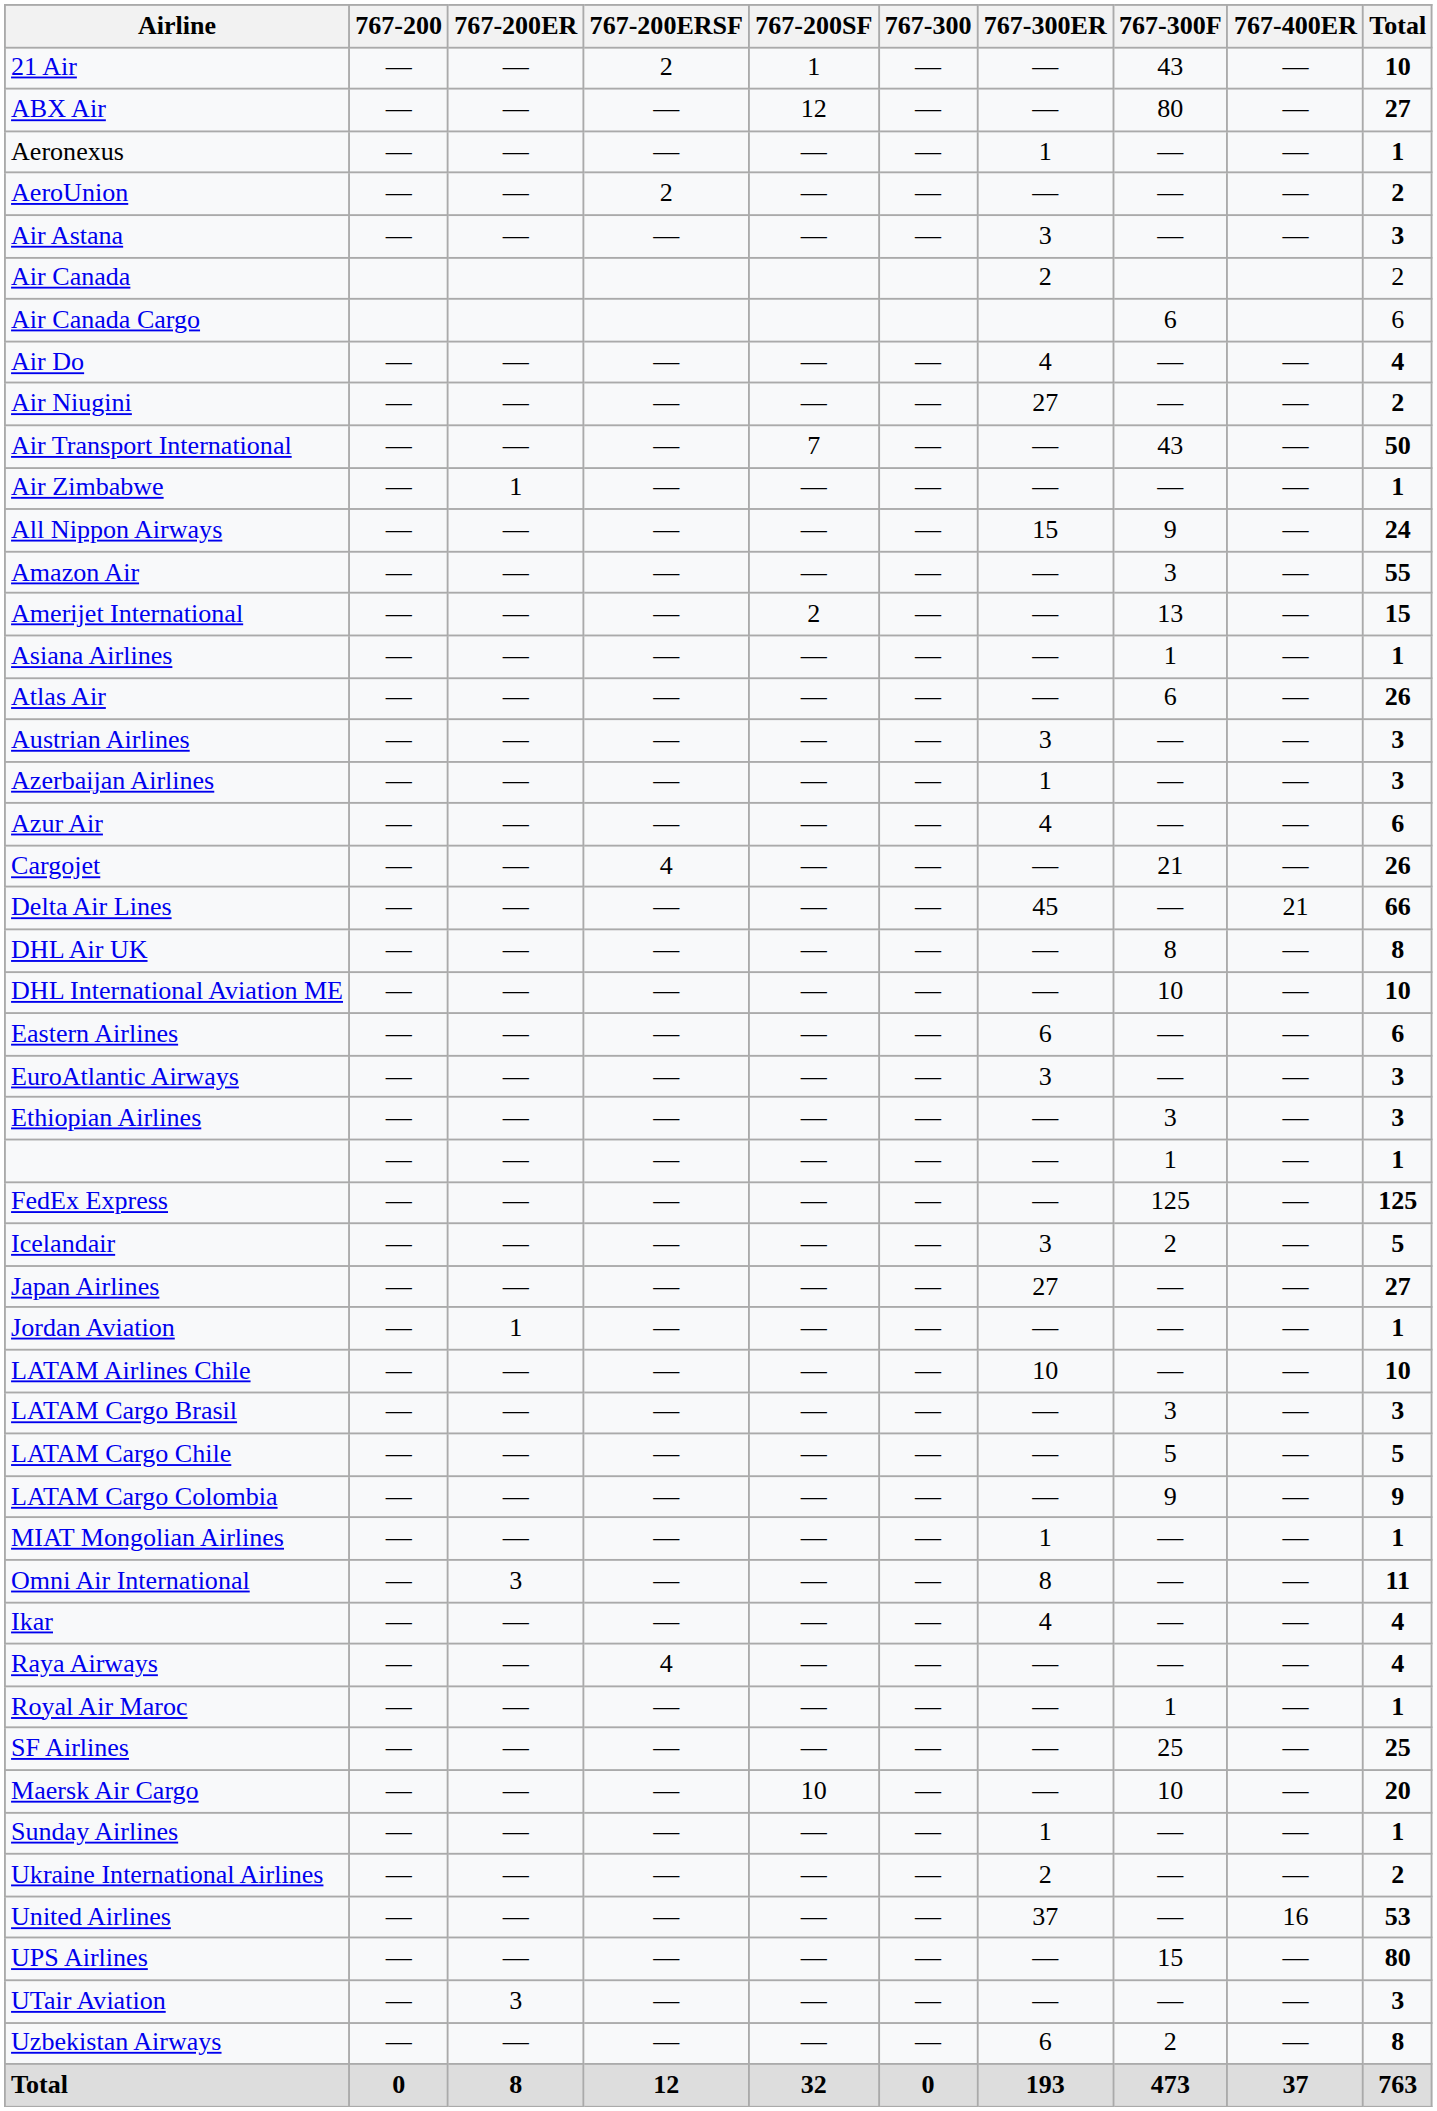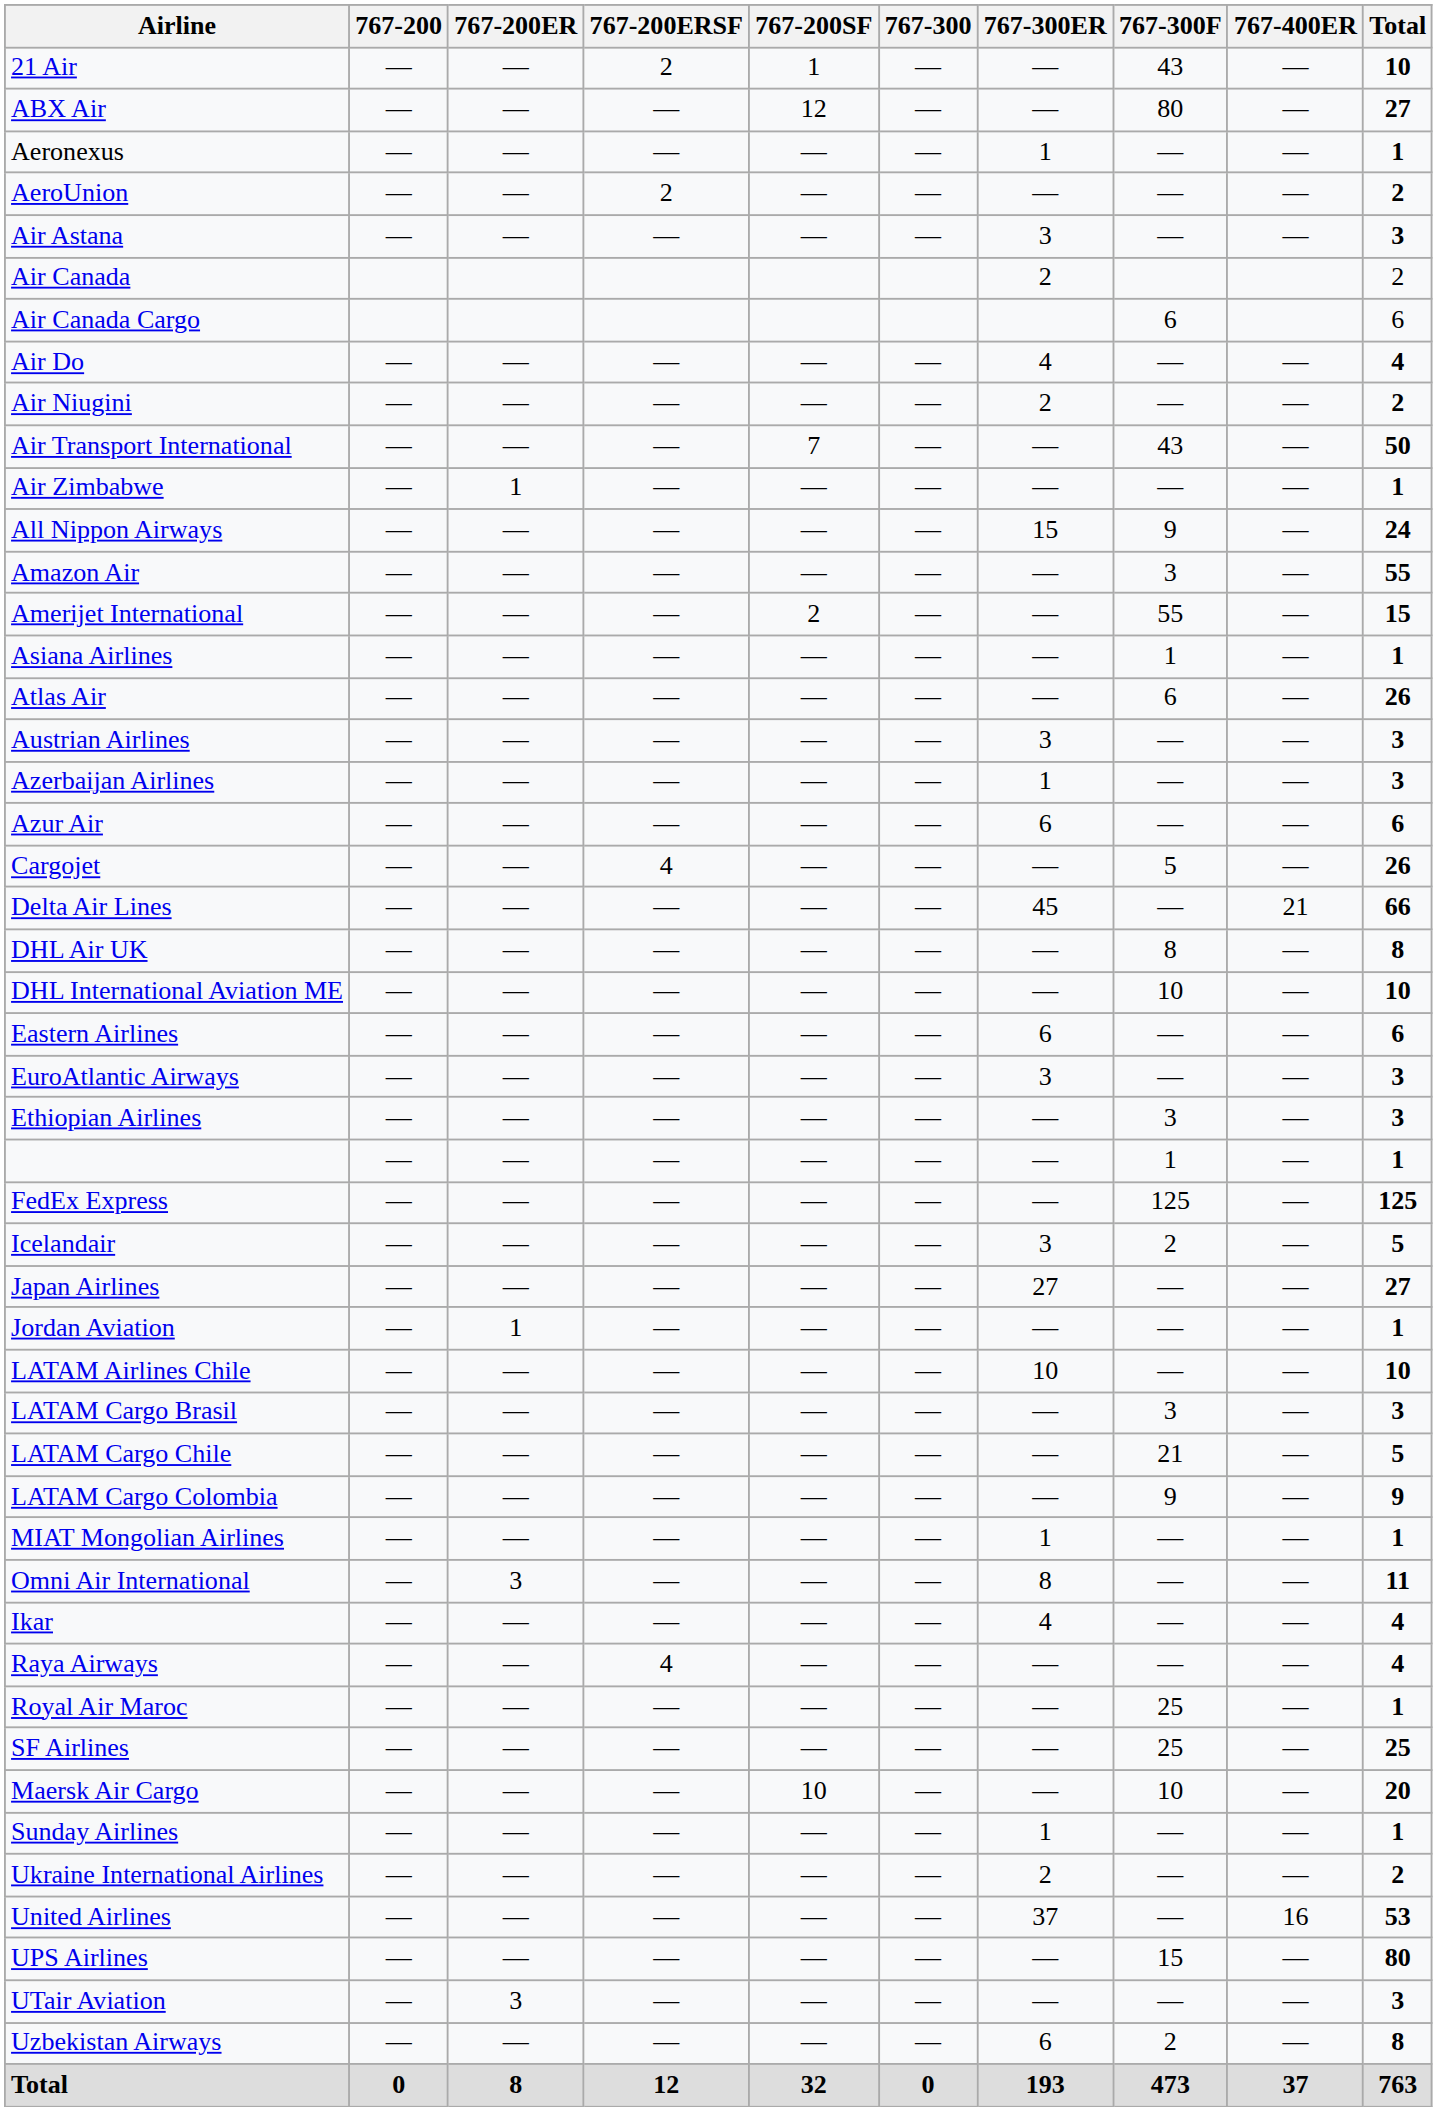(1045, 403) 27 -> (1045, 403) 2
(1170, 613) 13 -> (1170, 613) 55
(1045, 823) 4 -> (1045, 823) 6
(1170, 865) 21 -> (1170, 865) 5
(1170, 1454) 5 -> (1170, 1454) 21
(1170, 1706) 1 -> (1170, 1706) 25
